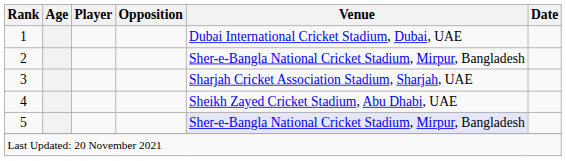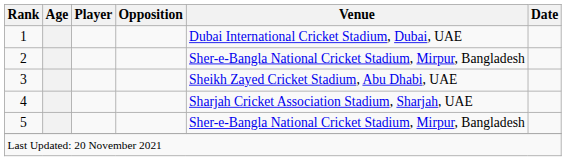(331, 79) Sharjah Cricket Association Stadium, Sharjah, UAE -> (323, 79) Sheikh Zayed Cricket Stadium, Abu Dhabi, UAE
(323, 101) Sheikh Zayed Cricket Stadium, Abu Dhabi, UAE -> (331, 101) Sharjah Cricket Association Stadium, Sharjah, UAE
(357, 123) lavender background -> (357, 123) no background
